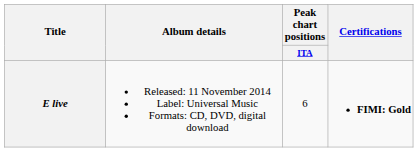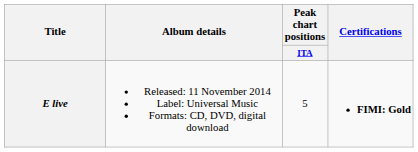(305, 103) 6 -> (305, 103) 5
